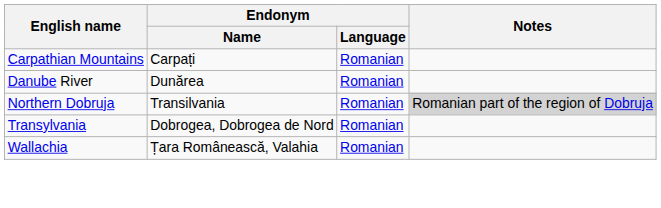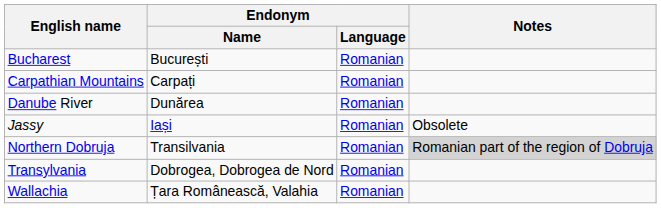+ row: (39, 59)
+ row: (25, 125)
